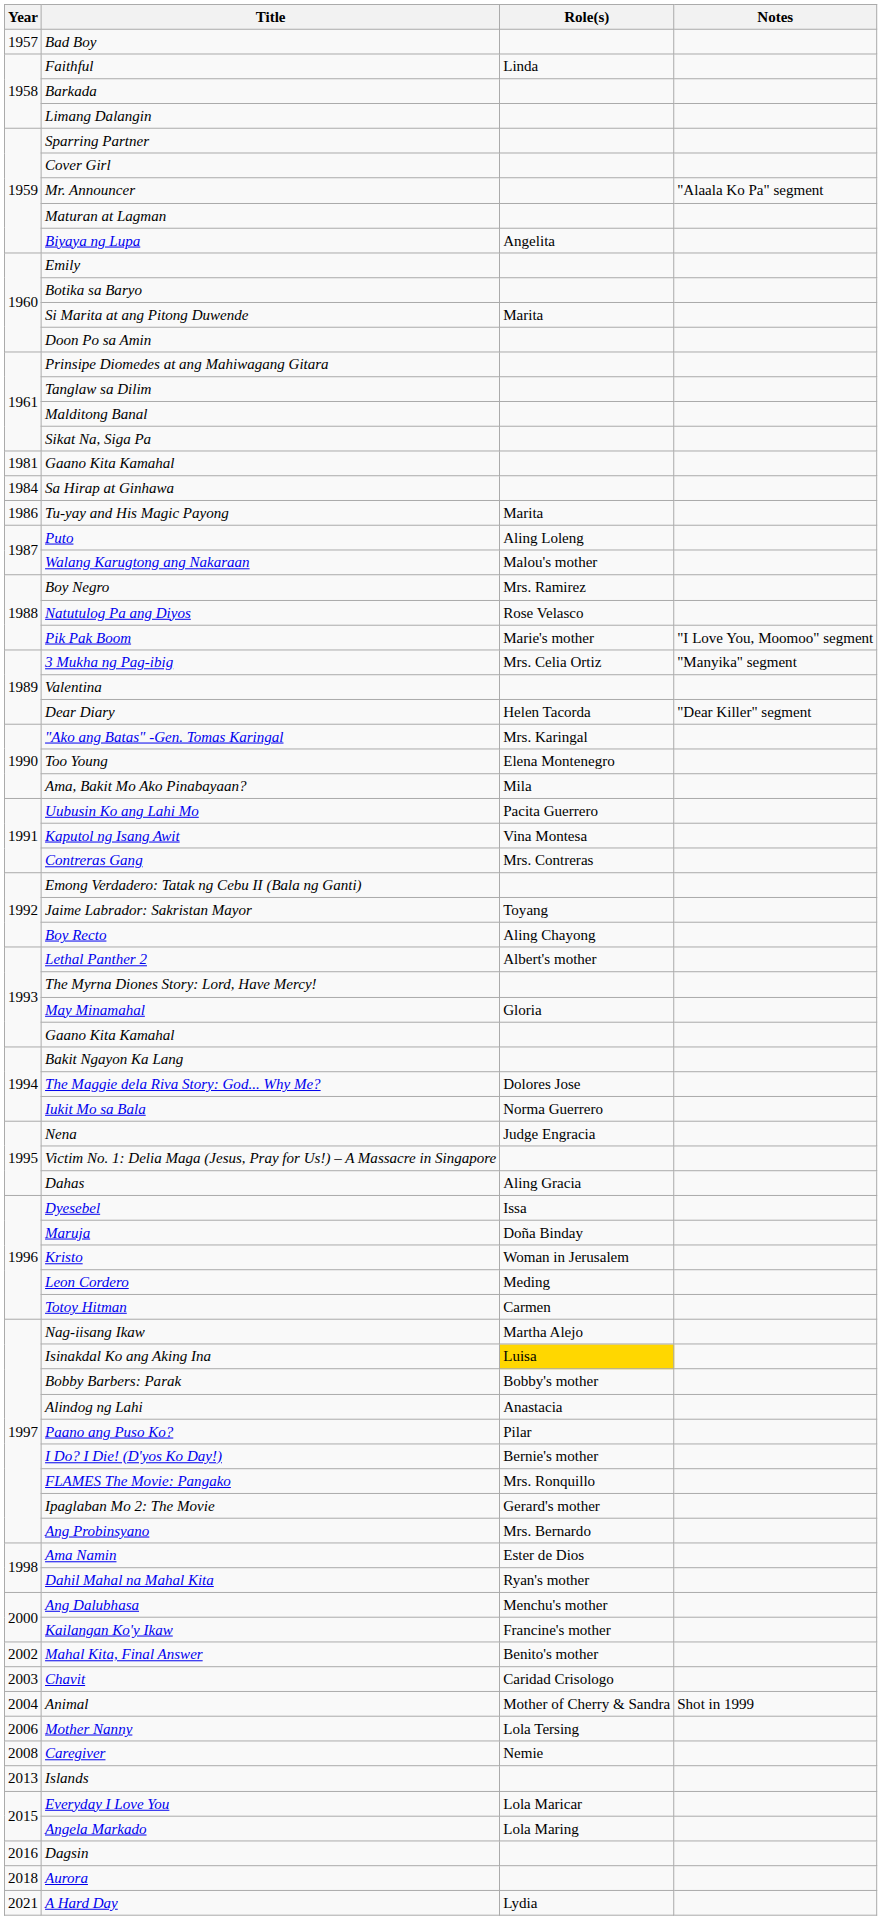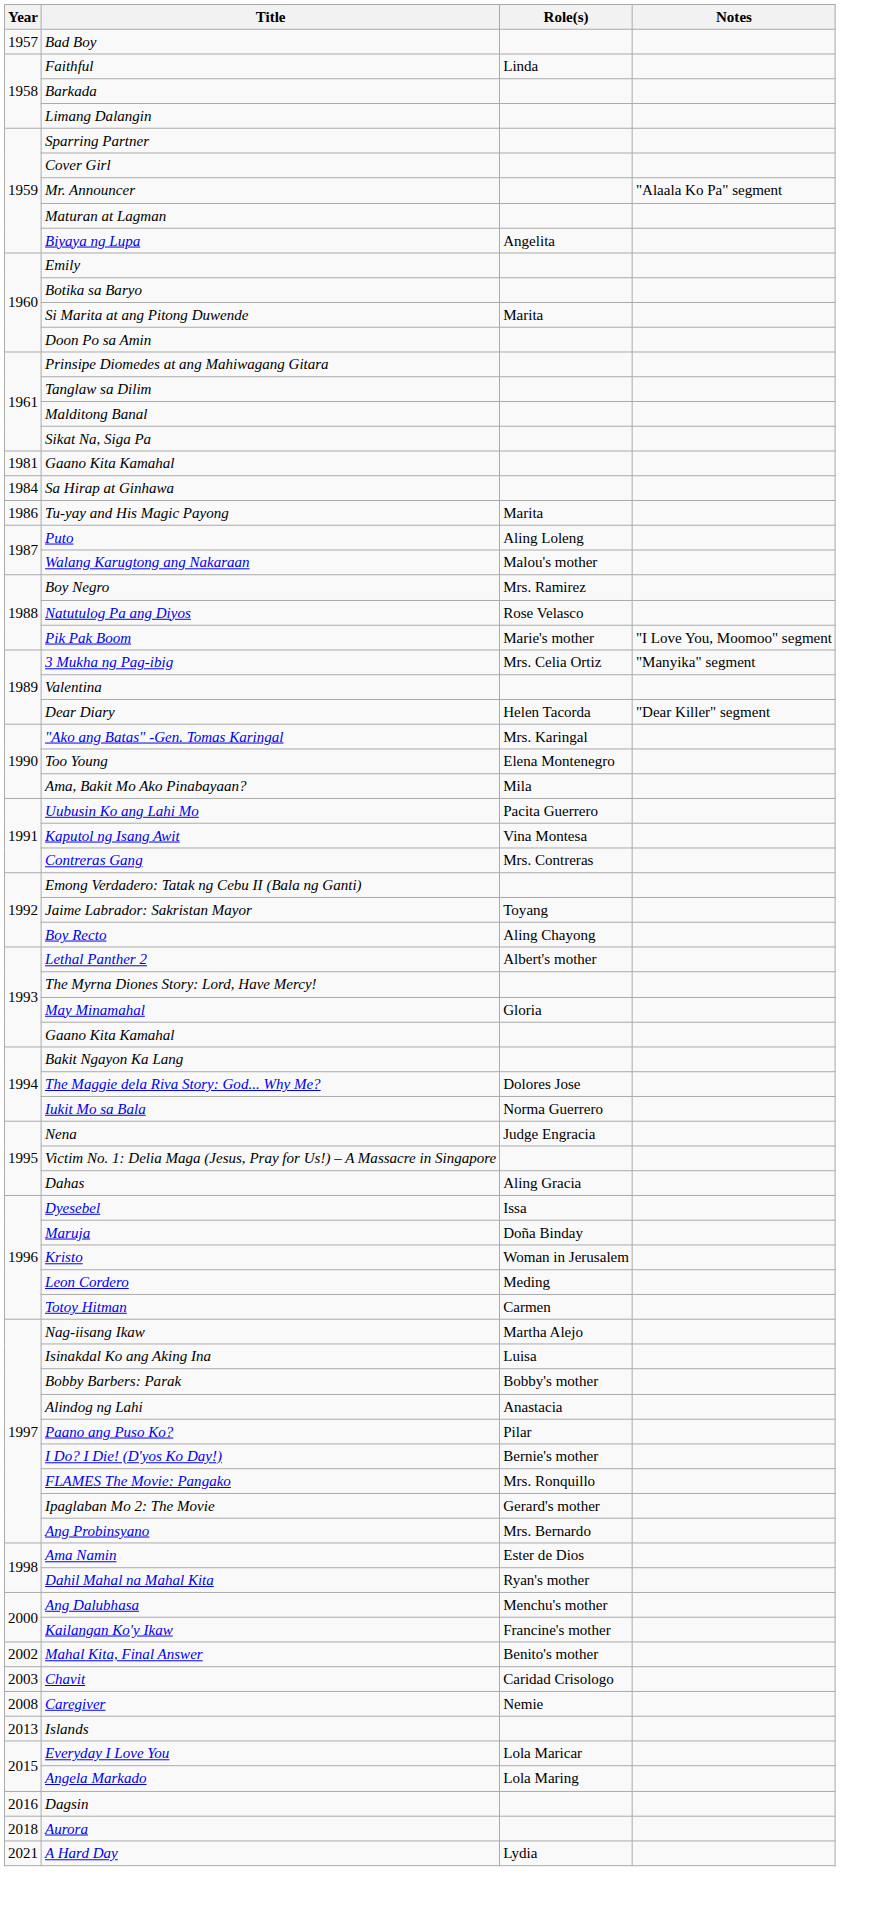(520, 1356) gold background -> (520, 1356) no background
- row: (23, 1704)
- row: (23, 1729)
